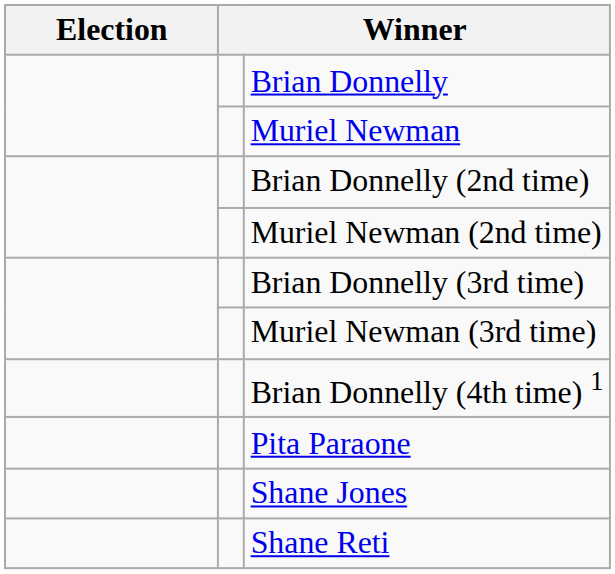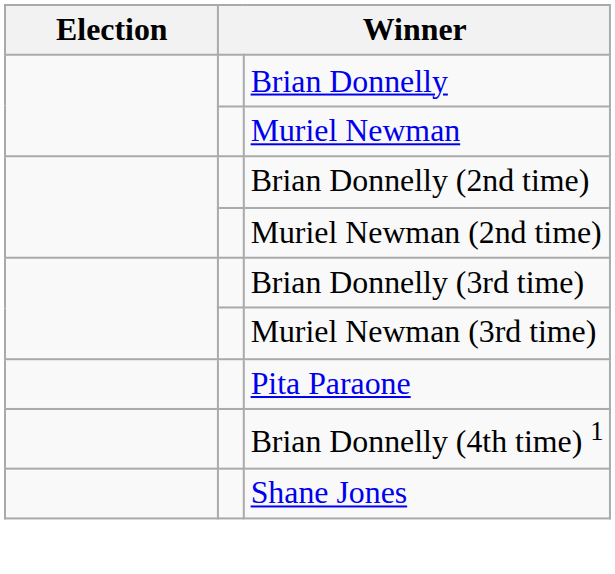rows swapped: (427, 387) <-> (331, 442)
- row: (320, 543)
